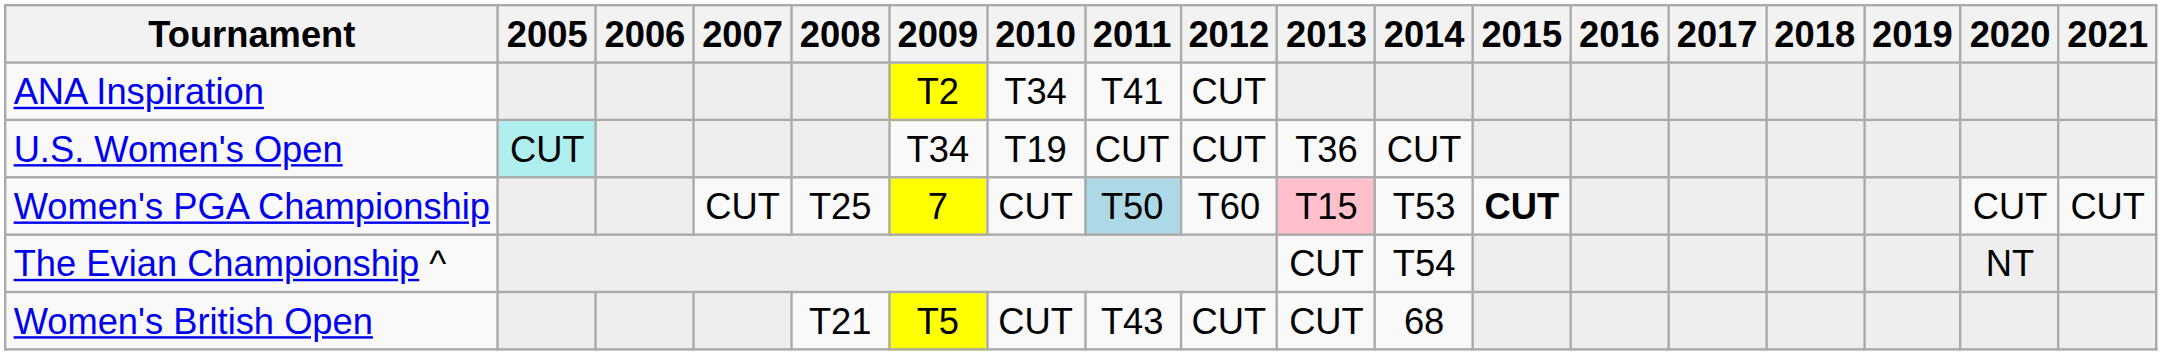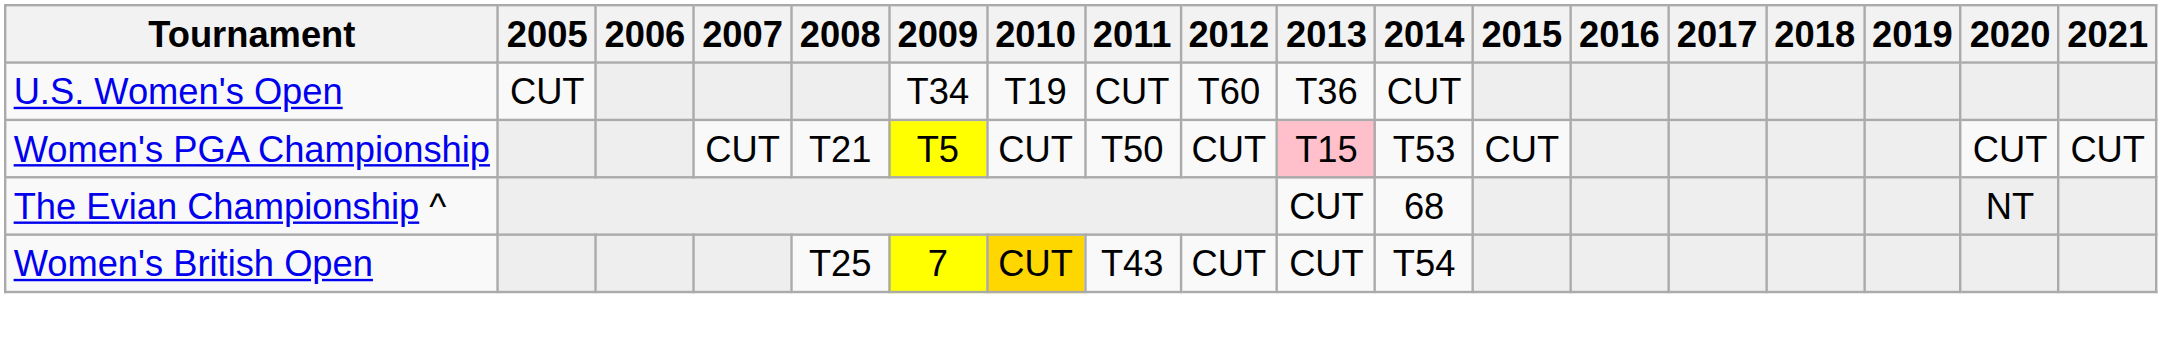- row: (139, 92)
(547, 149) paleturquoise background -> (547, 92) no background
(1229, 149) CUT -> (1229, 92) T60
(840, 207) T25 -> (840, 149) T21
(938, 207) 7 -> (938, 149) T5
(1132, 207) lightblue background -> (1132, 149) no background
(1229, 207) T60 -> (1229, 149) CUT
(1522, 207) bold -> (1522, 149) normal
(1424, 264) T54 -> (1424, 207) 68
(840, 322) T21 -> (840, 264) T25
(938, 322) T5 -> (938, 264) 7
(1036, 322) no background -> (1036, 264) gold background
(1424, 322) 68 -> (1424, 264) T54
